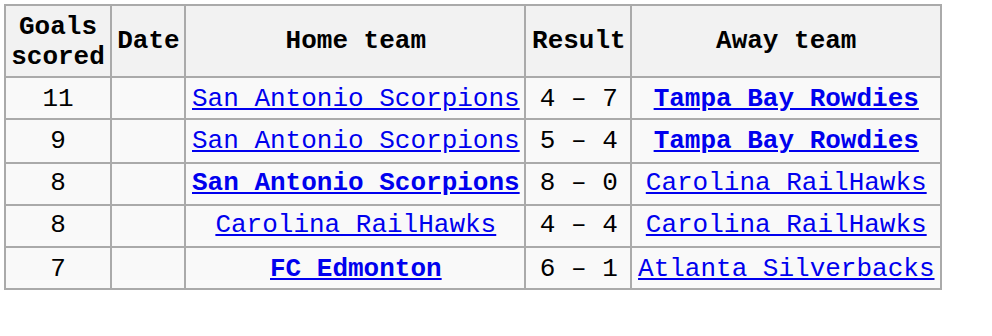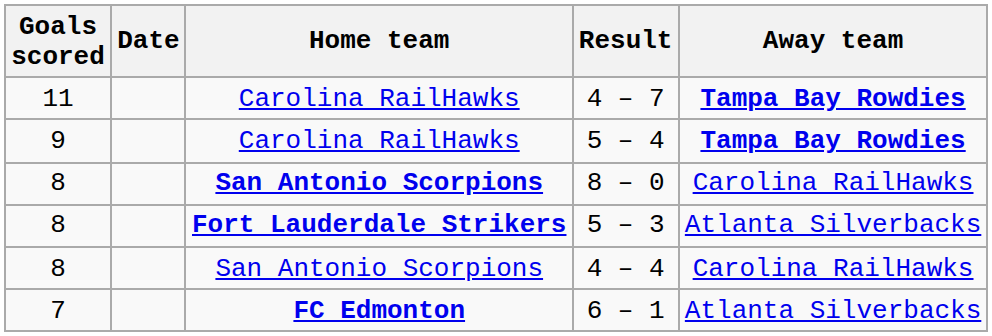(356, 99) San Antonio Scorpions -> (379, 99) Carolina RailHawks
(356, 141) San Antonio Scorpions -> (379, 141) Carolina RailHawks
+ row: (626, 226)
(356, 226) Carolina RailHawks -> (379, 268) San Antonio Scorpions
